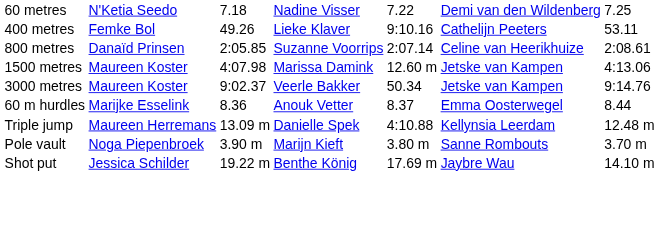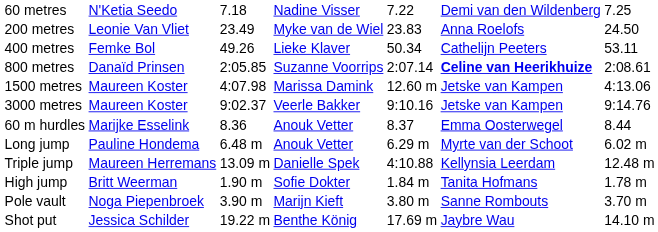+ row: (39, 29)
(410, 29) 9:10.16 -> (404, 48) 50.34
(512, 48) normal -> (516, 67) bold
(404, 87) 50.34 -> (410, 106) 9:10.16
+ row: (37, 144)
+ row: (36, 182)
